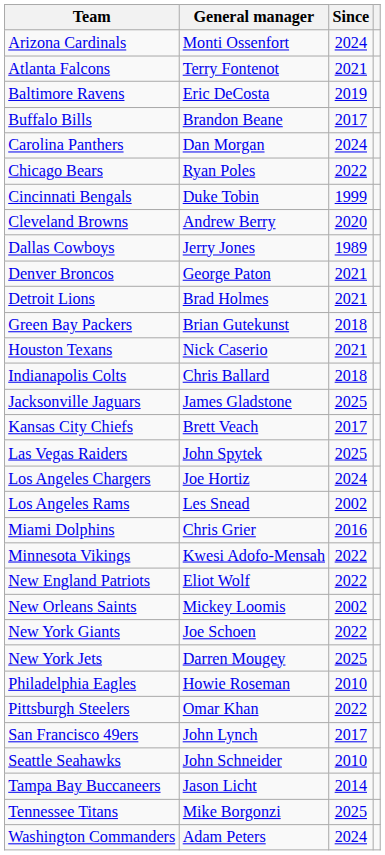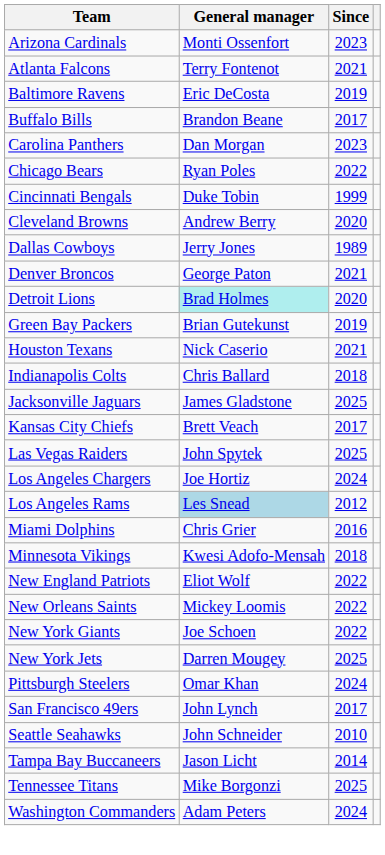(351, 42) 2024 -> (351, 42) 2023
(351, 145) 2024 -> (351, 145) 2023
(226, 299) no background -> (226, 299) paleturquoise background
(351, 299) 2021 -> (351, 299) 2020
(351, 324) 2018 -> (351, 324) 2019
(216, 504) no background -> (216, 504) lightblue background
(351, 504) 2002 -> (351, 504) 2012
(351, 555) 2022 -> (351, 555) 2018
(351, 606) 2002 -> (351, 606) 2022
- row: (72, 683)
(351, 709) 2022 -> (351, 683) 2024
